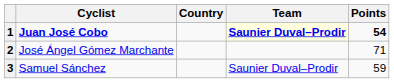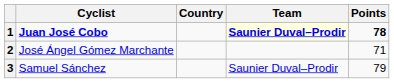(380, 31) 54 -> (380, 31) 78
(380, 68) 59 -> (380, 68) 79
